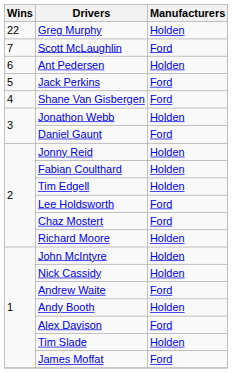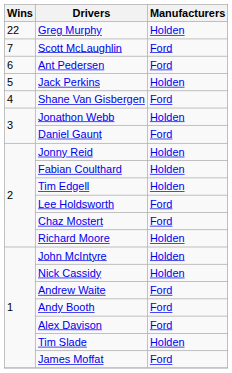(167, 65) Holden -> (161, 65) Ford
(161, 83) Ford -> (167, 83) Holden
(167, 308) Holden -> (161, 308) Ford
